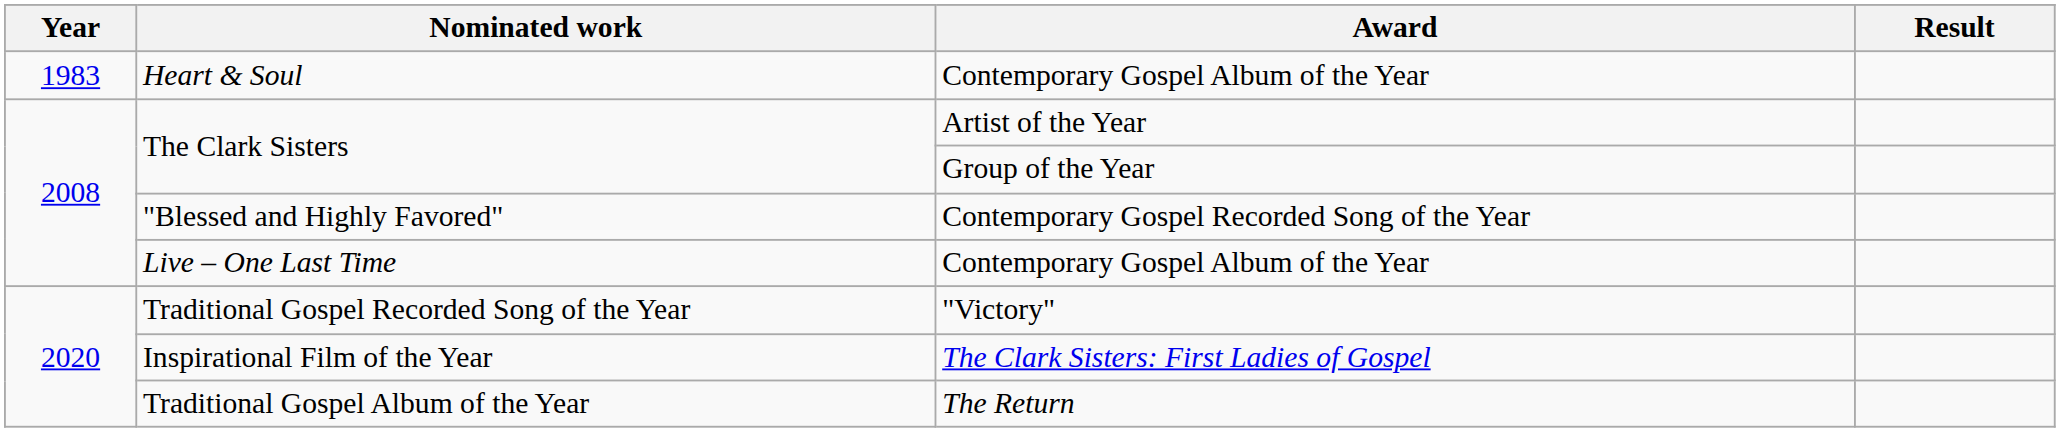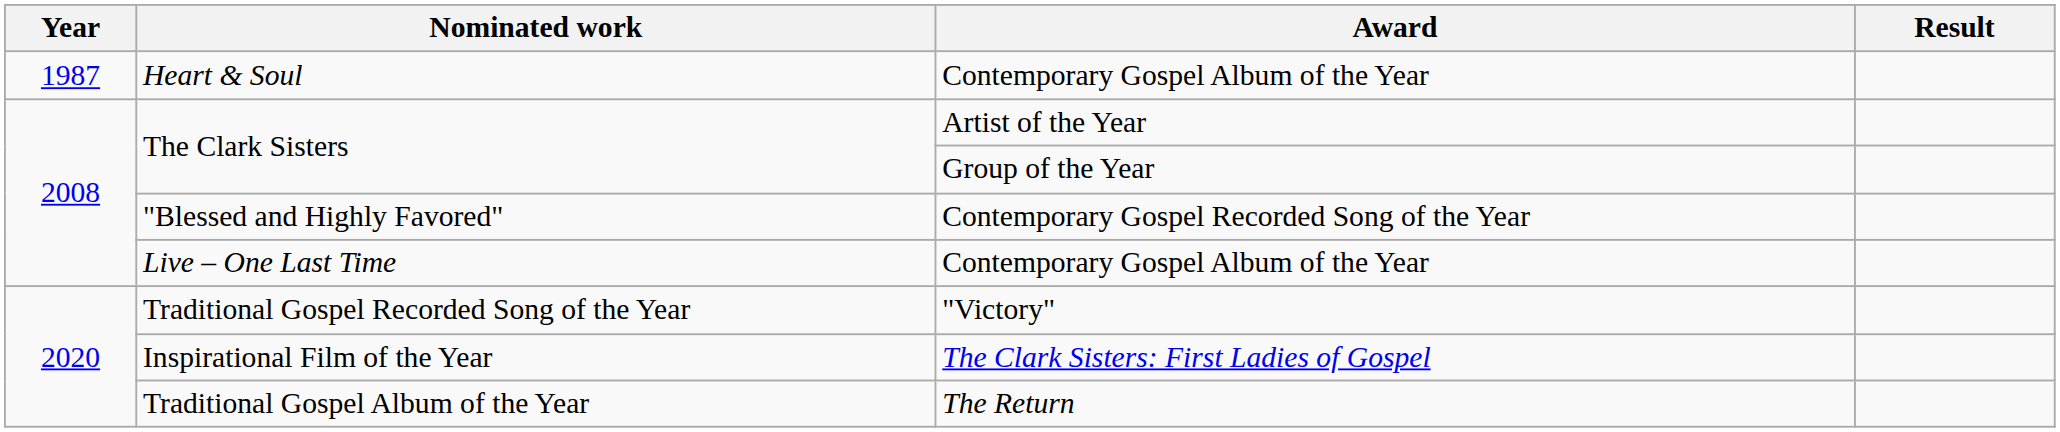(71, 74) 1983 -> (71, 74) 1987
